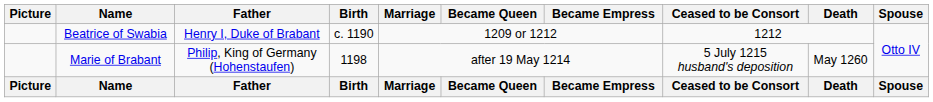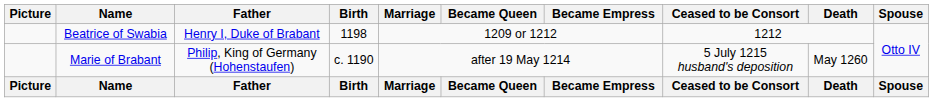(354, 33) c. 1190 -> (354, 33) 1198
(354, 60) 1198 -> (354, 60) c. 1190
